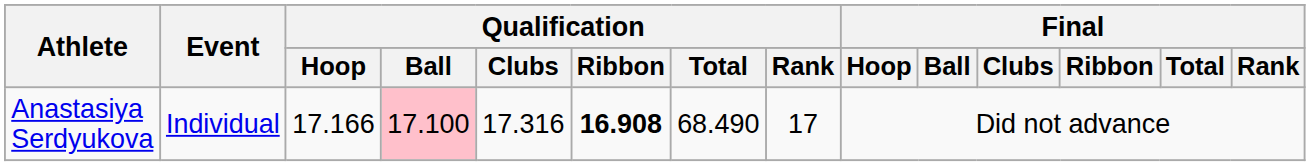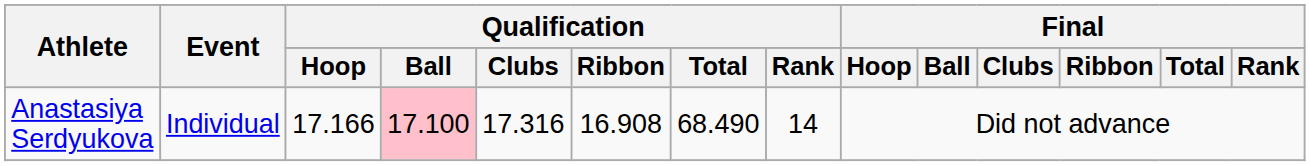(621, 124) bold -> (621, 124) normal
(803, 124) 17 -> (803, 124) 14
